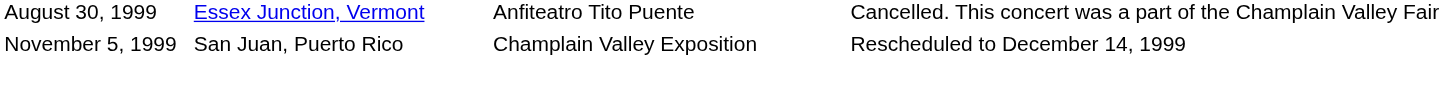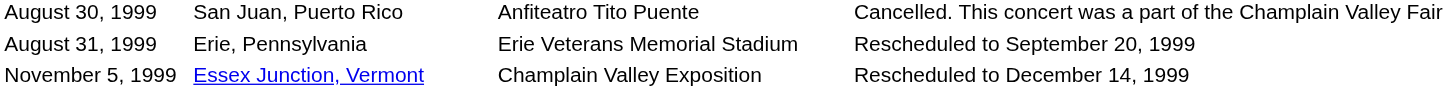(309, 12) Essex Junction, Vermont -> (298, 12) San Juan, Puerto Rico
+ row: (81, 44)
(299, 44) San Juan, Puerto Rico -> (309, 75) Essex Junction, Vermont
